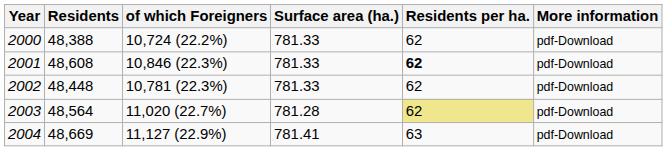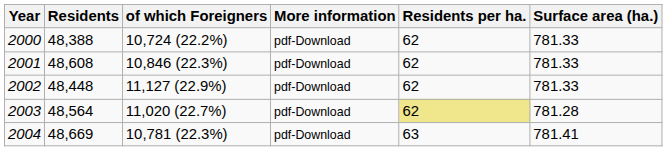columns swapped: (337, 16) <-> (597, 16)
(414, 63) bold -> (411, 63) normal
(177, 87) 10,781 (22.3%) -> (176, 87) 11,127 (22.9%)
(176, 134) 11,127 (22.9%) -> (177, 134) 10,781 (22.3%)
